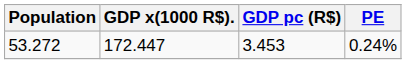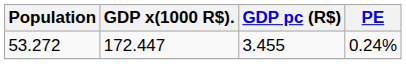(264, 44) 3.453 -> (264, 44) 3.455
